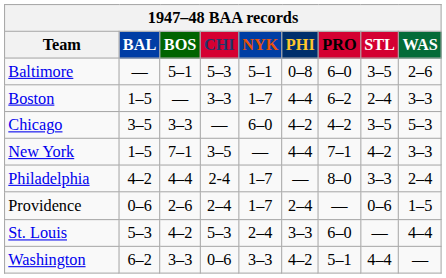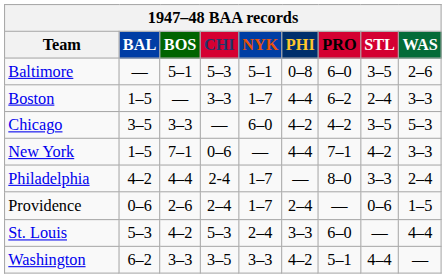(219, 152) 3–5 -> (219, 152) 0–6
(219, 259) 0–6 -> (219, 259) 3–5
